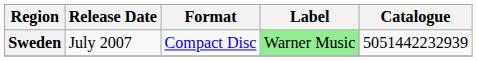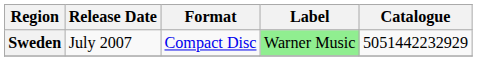(416, 42) 5051442232939 -> (416, 42) 5051442232929
